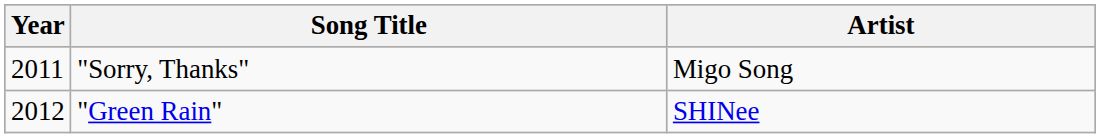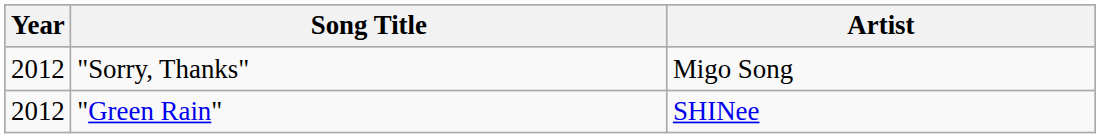(37, 68) 2011 -> (38, 68) 2012
